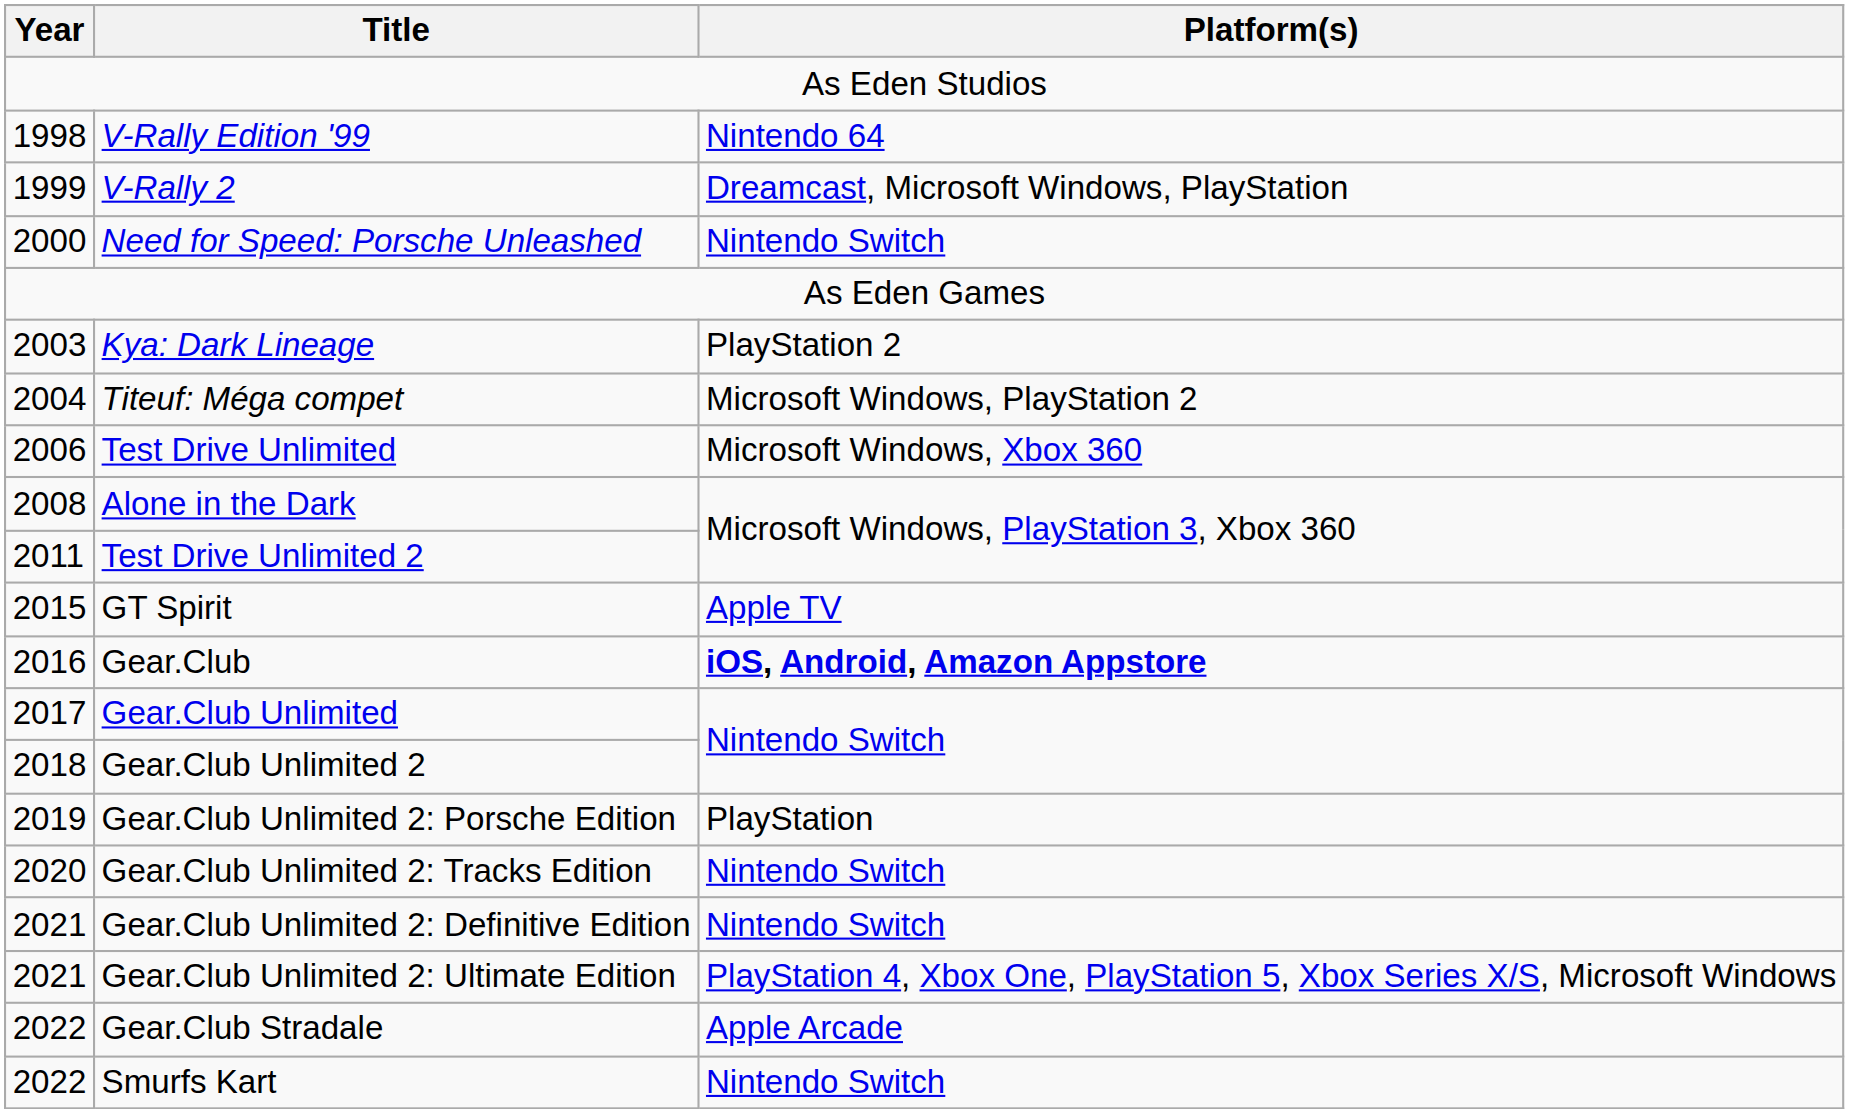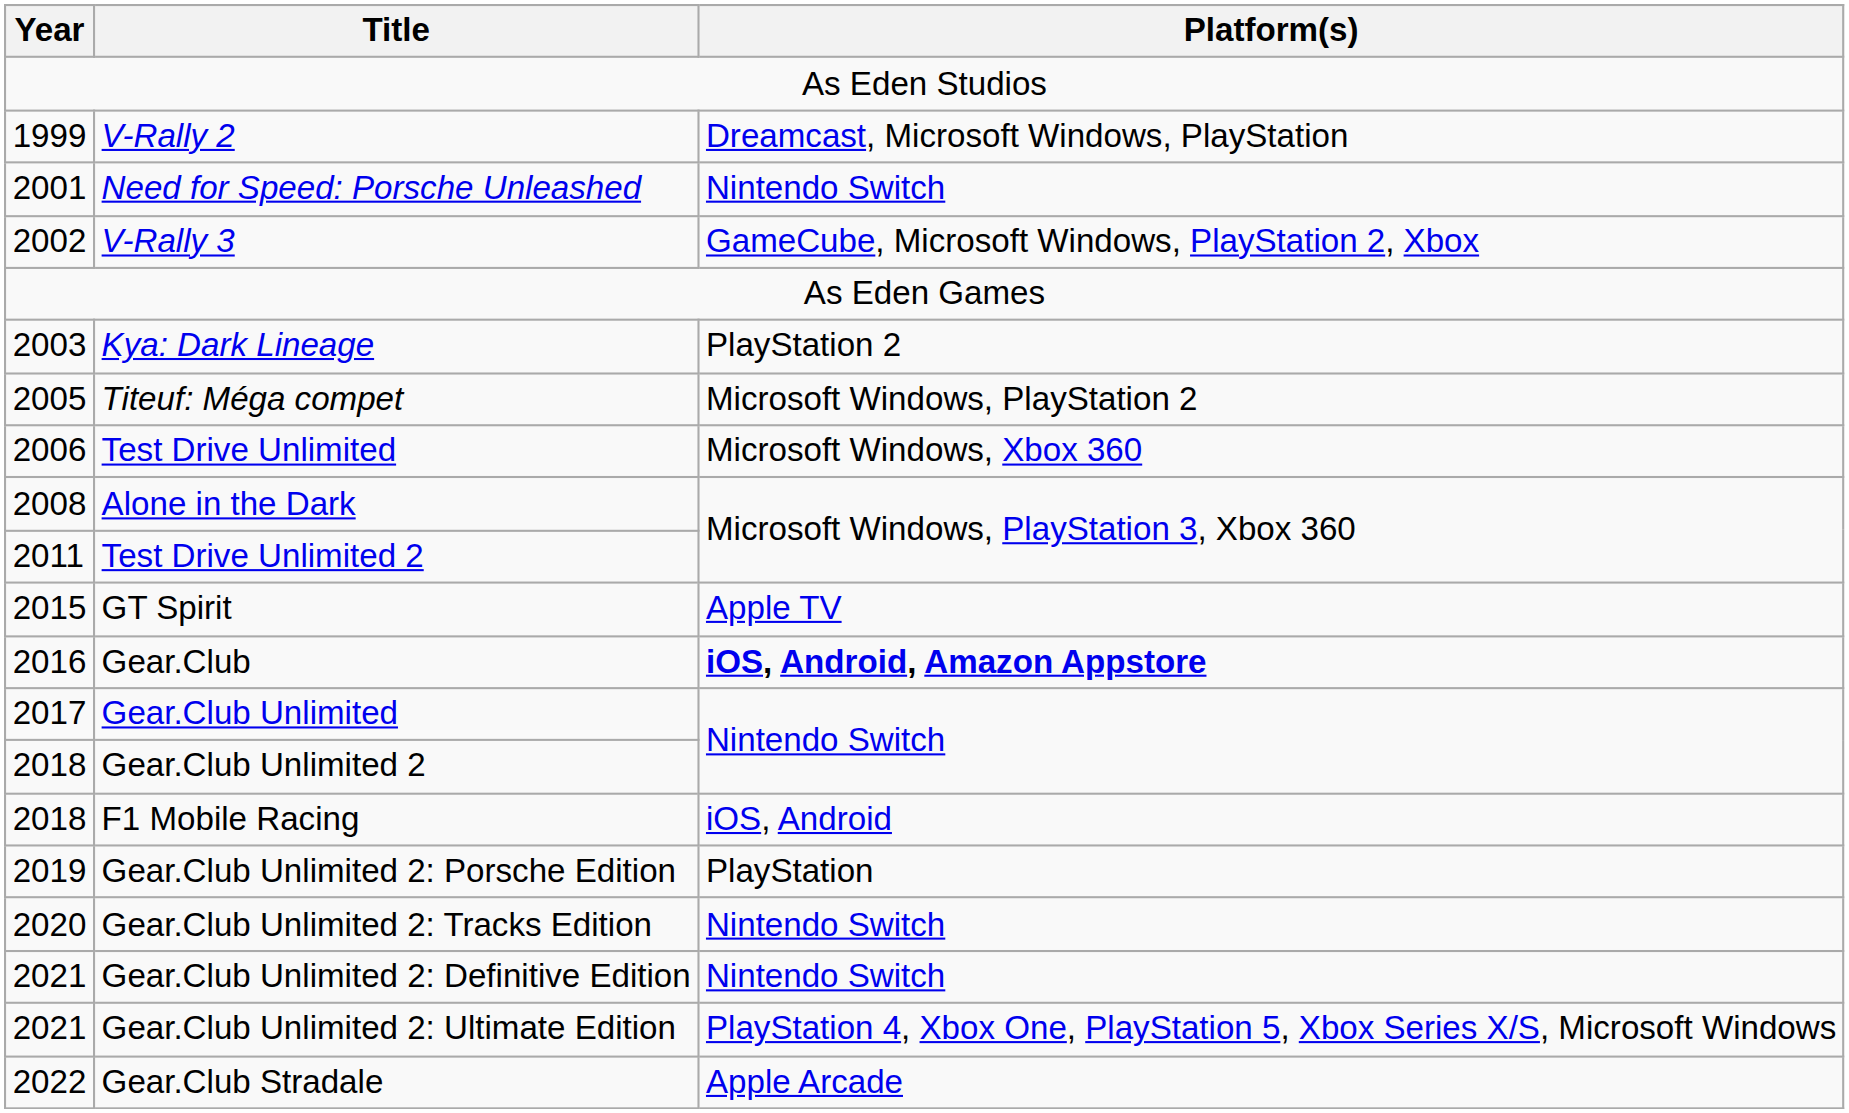- row: (236, 135)
(50, 240) 2000 -> (50, 188) 2001
+ row: (168, 240)
(50, 398) 2004 -> (50, 398) 2005
+ row: (230, 818)
- row: (189, 1081)
